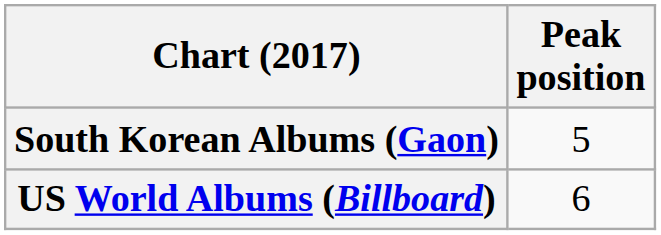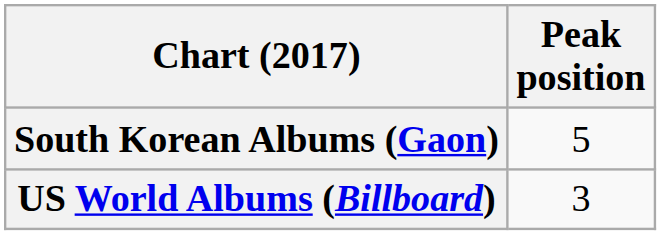(581, 198) 6 -> (581, 198) 3
